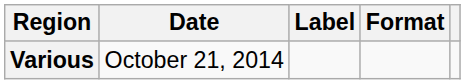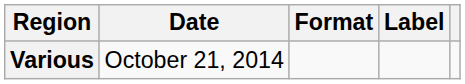columns swapped: (405, 22) <-> (325, 22)
